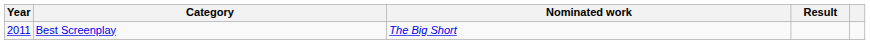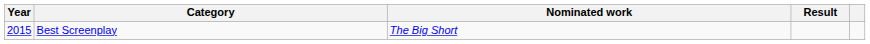(19, 30) 2011 -> (19, 30) 2015
